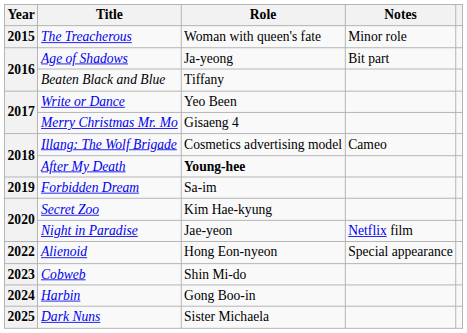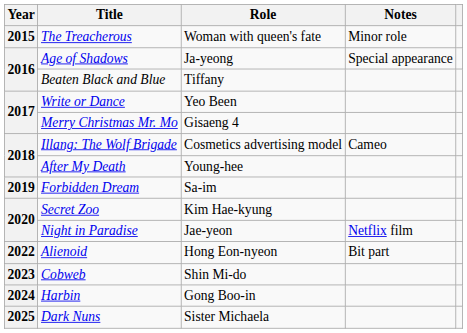(369, 58) Bit part -> (400, 58) Special appearance
(215, 166) bold -> (214, 166) normal
(400, 252) Special appearance -> (369, 252) Bit part
